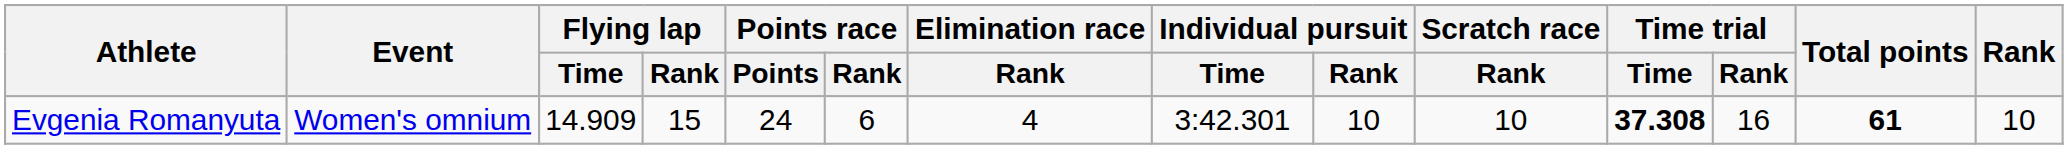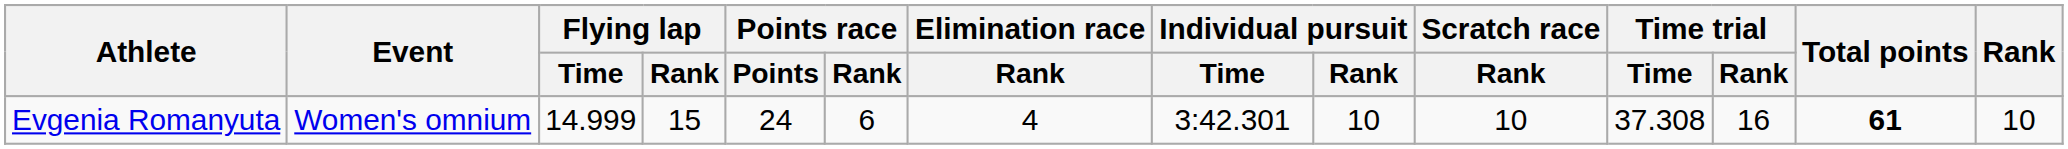(591, 121) 14.909 -> (591, 121) 14.999
(1660, 121) bold -> (1660, 121) normal
